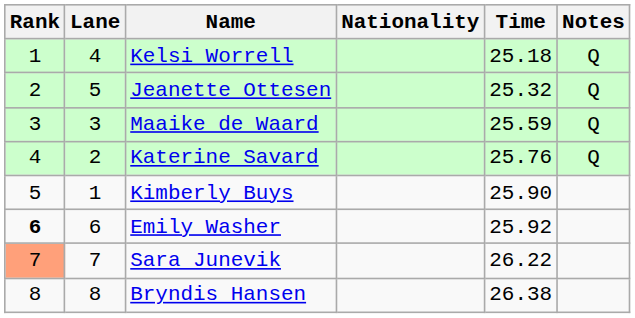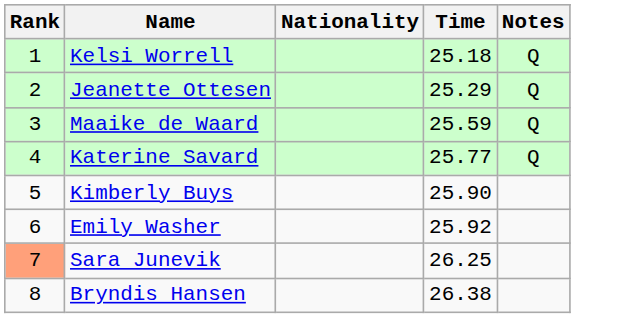- column: (95, 22)
(521, 90) 25.32 -> (460, 90) 25.29
(521, 158) 25.76 -> (460, 158) 25.77
(35, 227) bold -> (35, 227) normal
(521, 261) 26.22 -> (460, 261) 26.25
